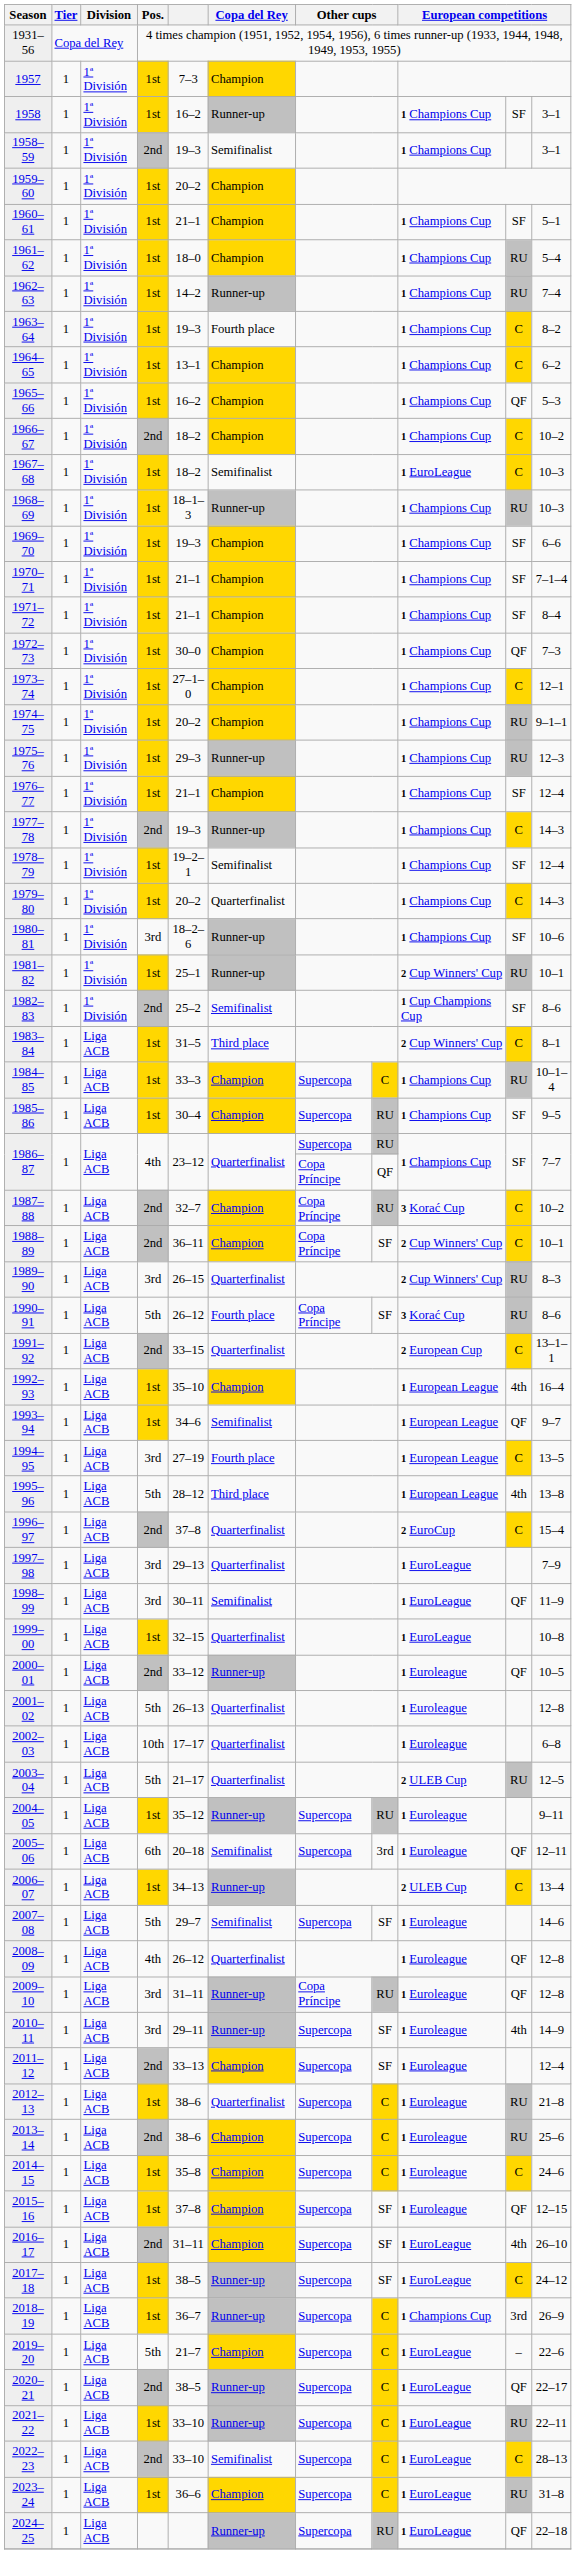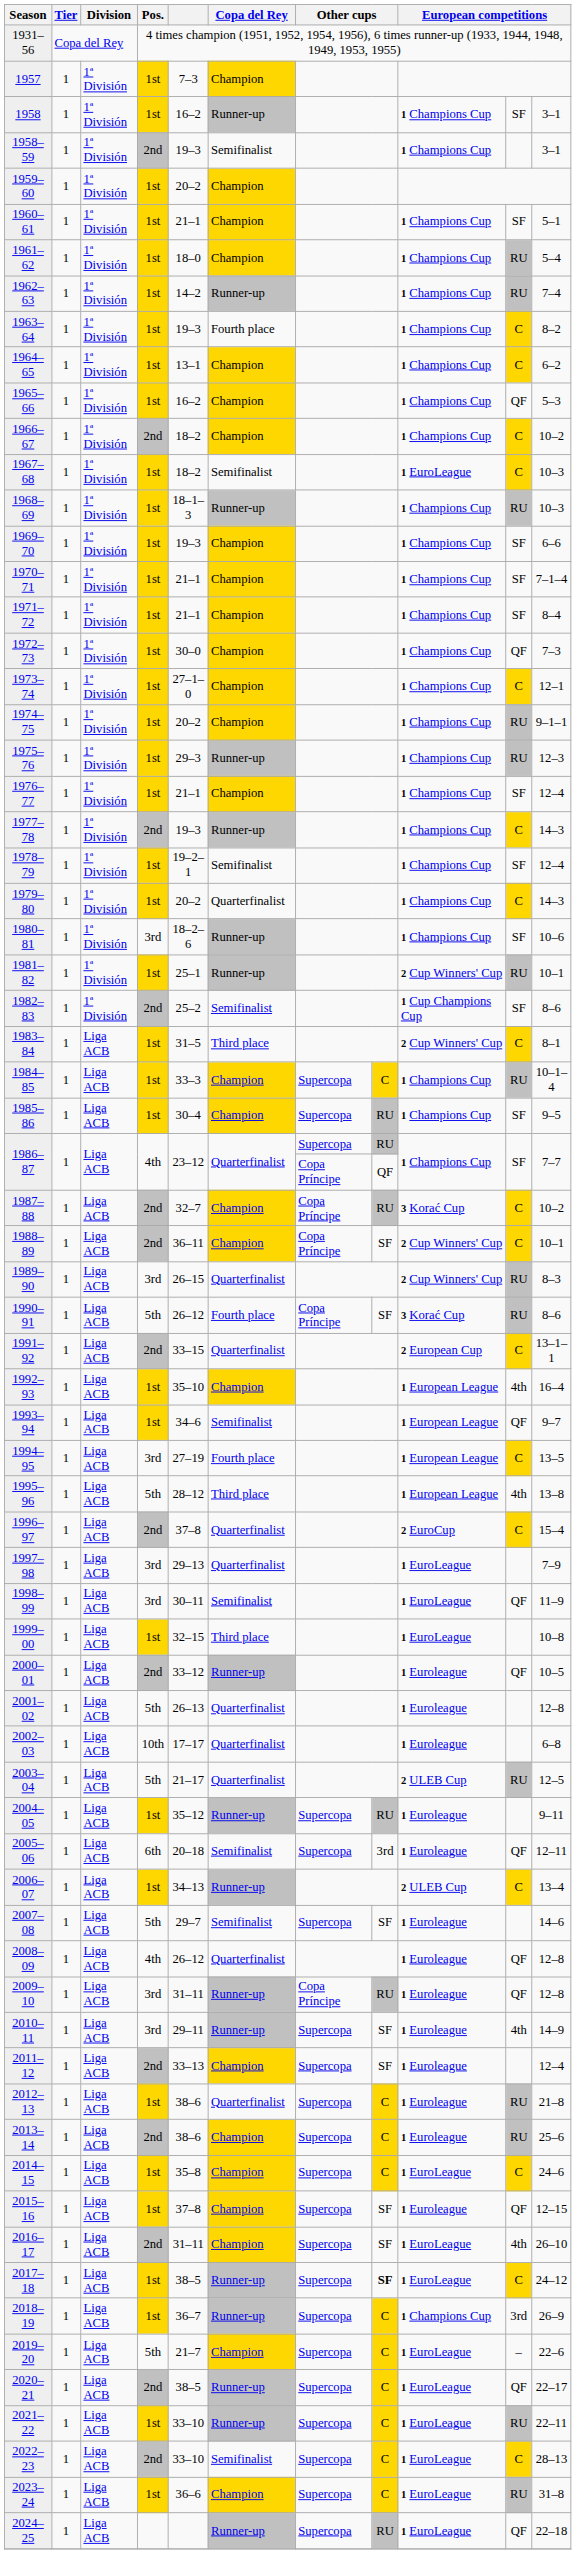(248, 1636) Quarterfinalist -> (240, 1636) Third place
(434, 2172) 1 Euroleague -> (436, 2172) 1 EuroLeague
(385, 2280) normal -> (385, 2280) bold
